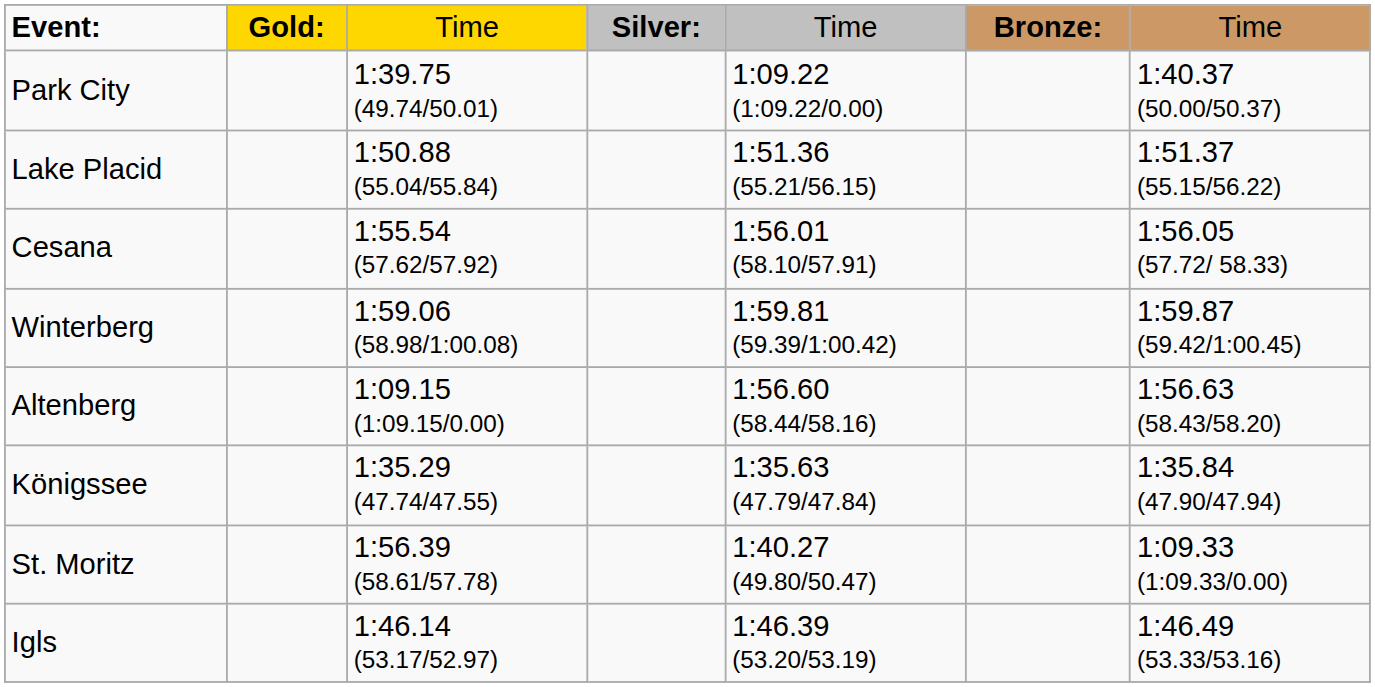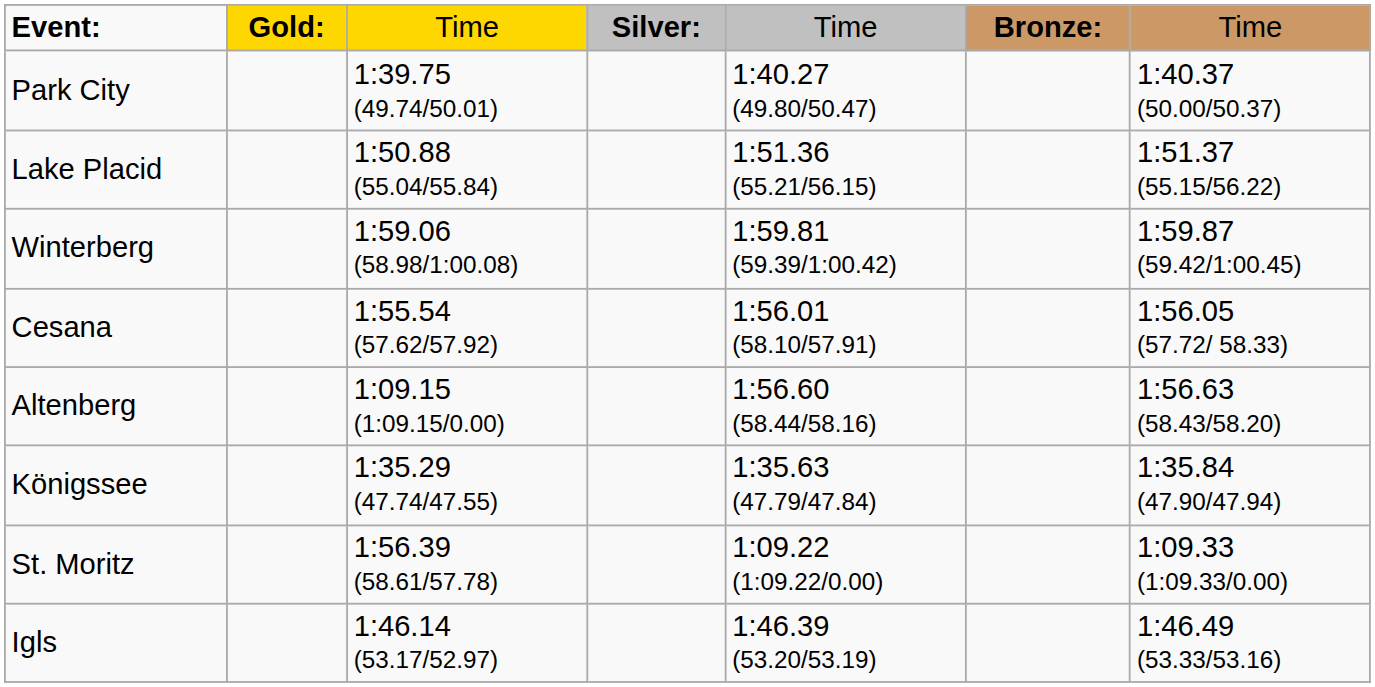(808, 90) 1:09.22 (1:09.22/0.00) -> (804, 90) 1:40.27 (49.80/50.47)
rows swapped: (62, 248) <-> (83, 326)
(804, 563) 1:40.27 (49.80/50.47) -> (808, 563) 1:09.22 (1:09.22/0.00)
